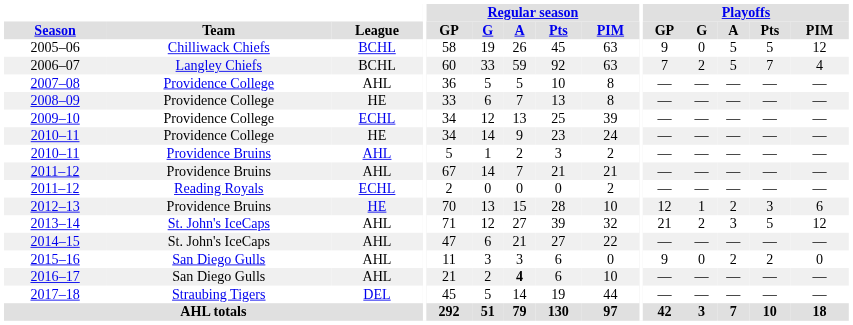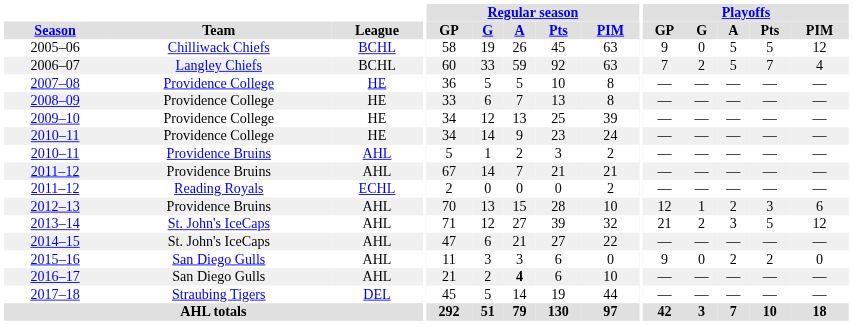(377, 83) AHL -> (377, 83) HE
(377, 118) ECHL -> (377, 118) HE
(377, 206) HE -> (377, 206) AHL
